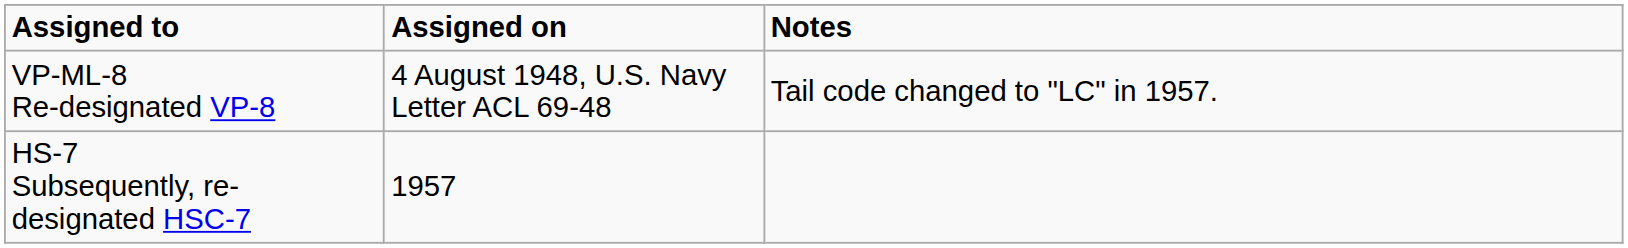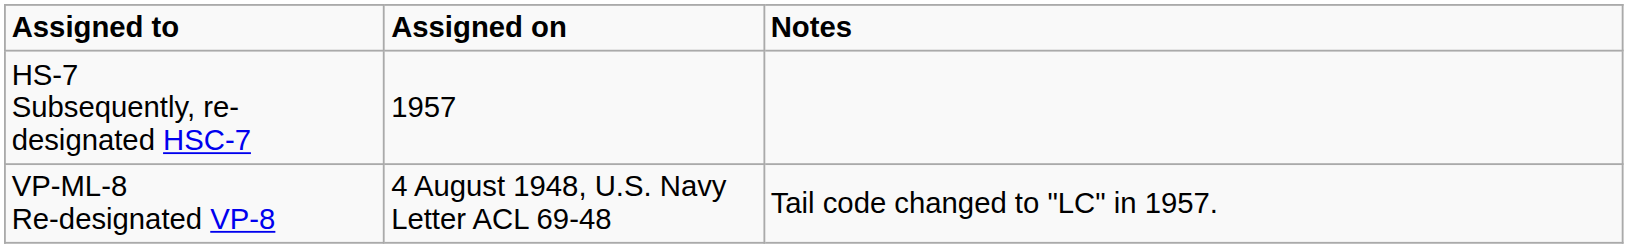rows swapped: (144, 90) <-> (131, 186)
